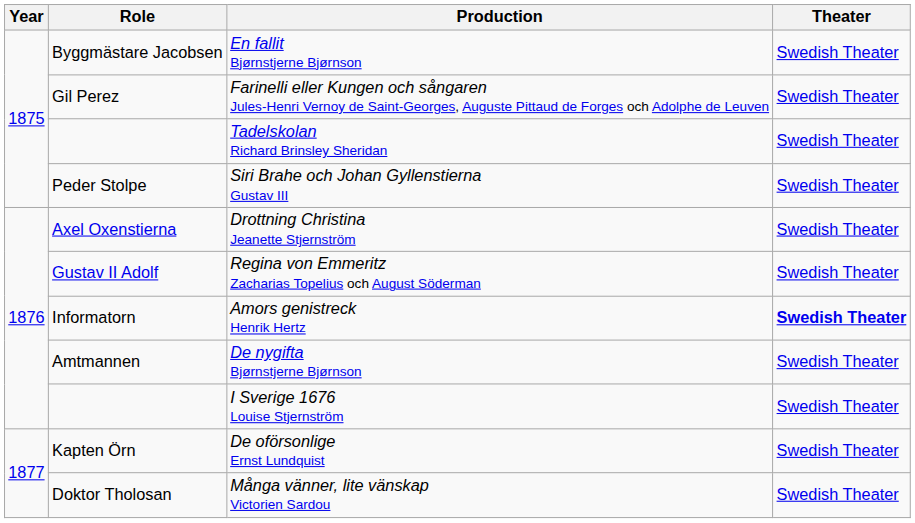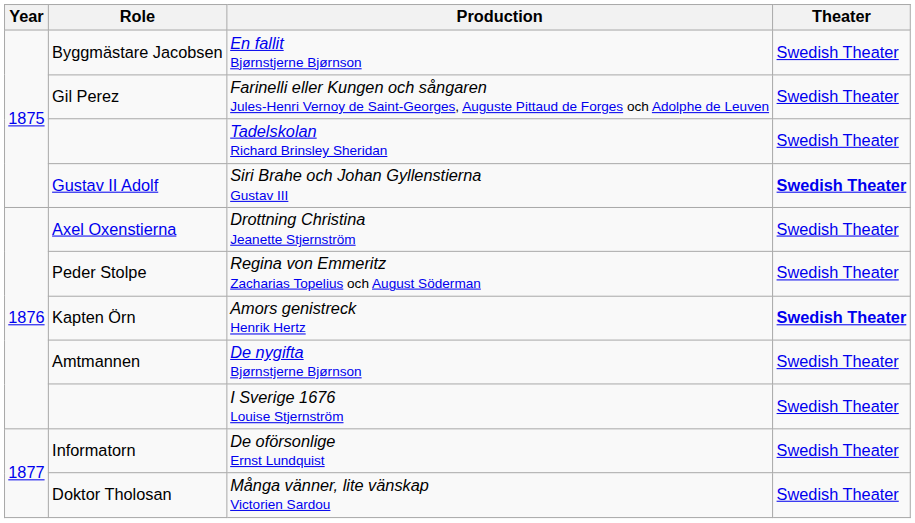(99, 185) Peder Stolpe -> (105, 185) Gustav II Adolf
(838, 185) normal -> (841, 185) bold
(105, 273) Gustav II Adolf -> (99, 273) Peder Stolpe
(94, 317) Informatorn -> (94, 317) Kapten Örn
(94, 450) Kapten Örn -> (94, 450) Informatorn
